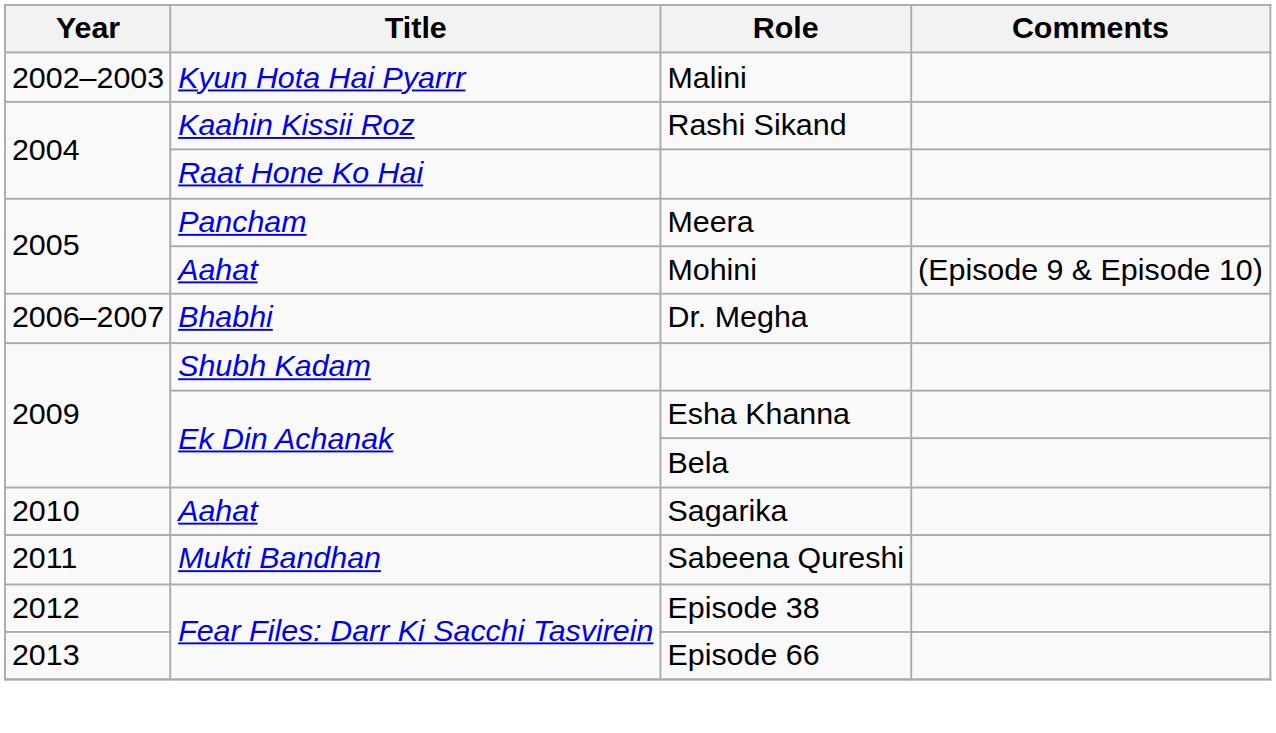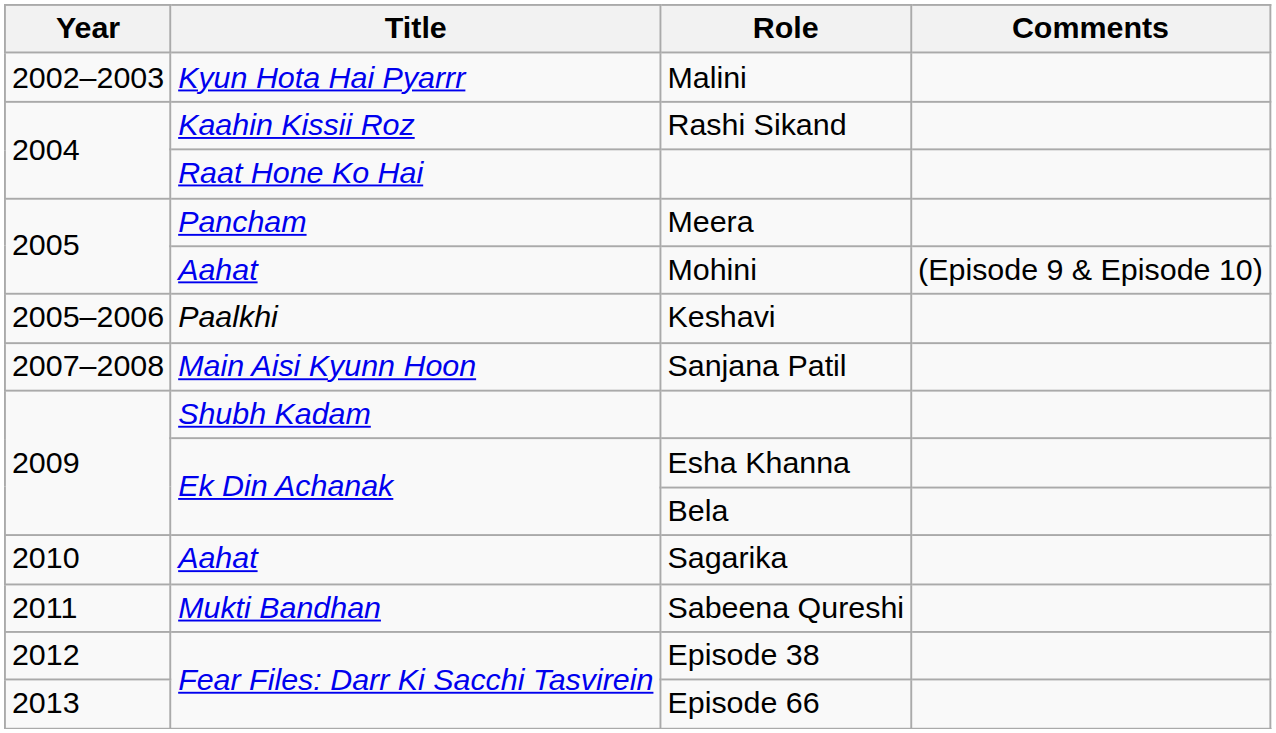+ row: (228, 317)
- row: (225, 317)
+ row: (327, 366)
